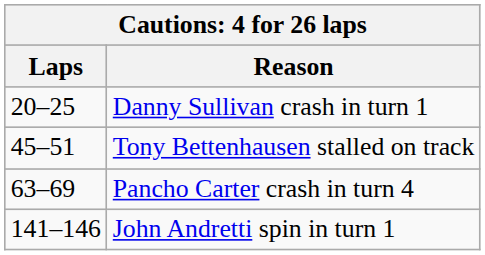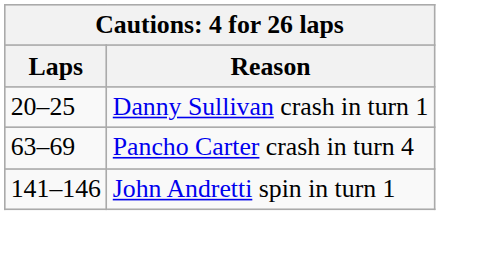- row: (294, 147)
